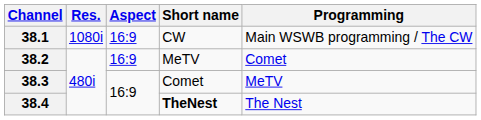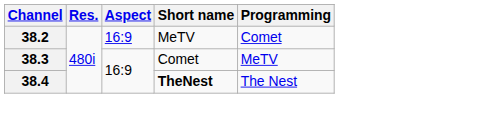- row: (35, 37)
